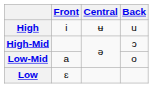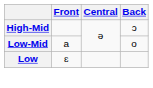- row: (28, 28)
